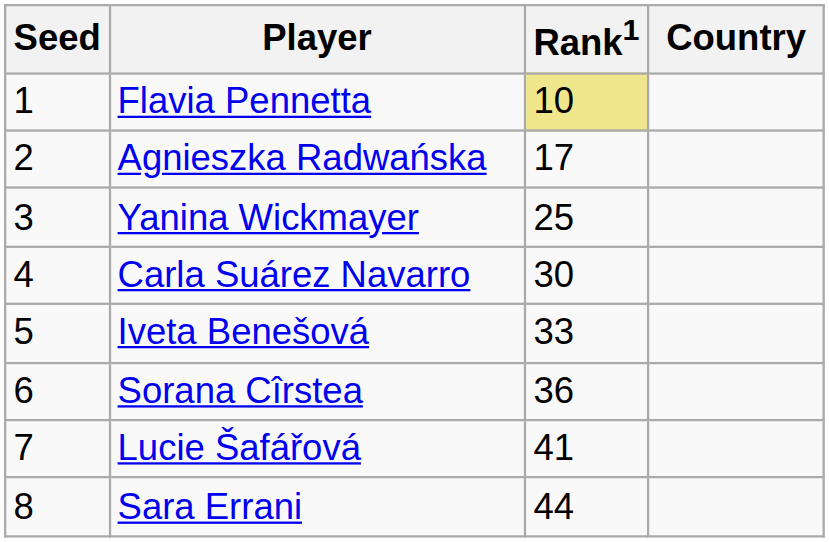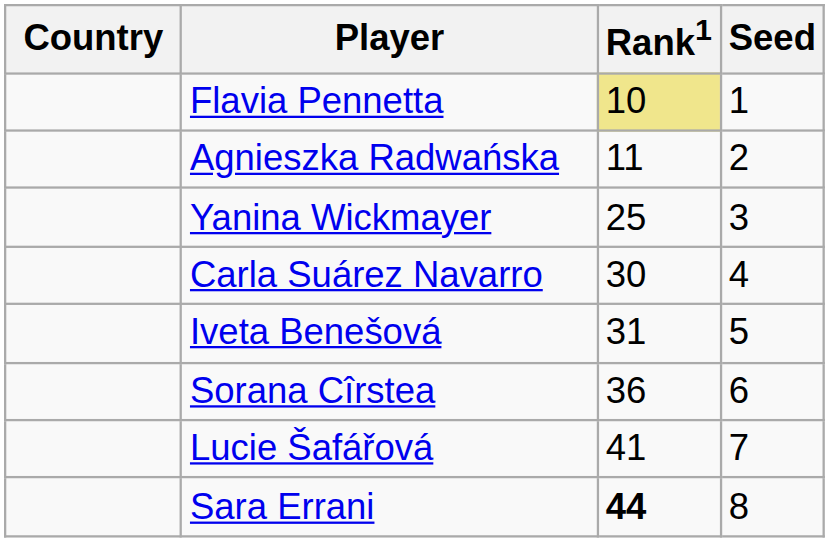columns swapped: (736, 38) <-> (57, 38)
(554, 159) 17 -> (625, 159) 11
(554, 332) 33 -> (626, 332) 31
(554, 506) normal -> (626, 506) bold
